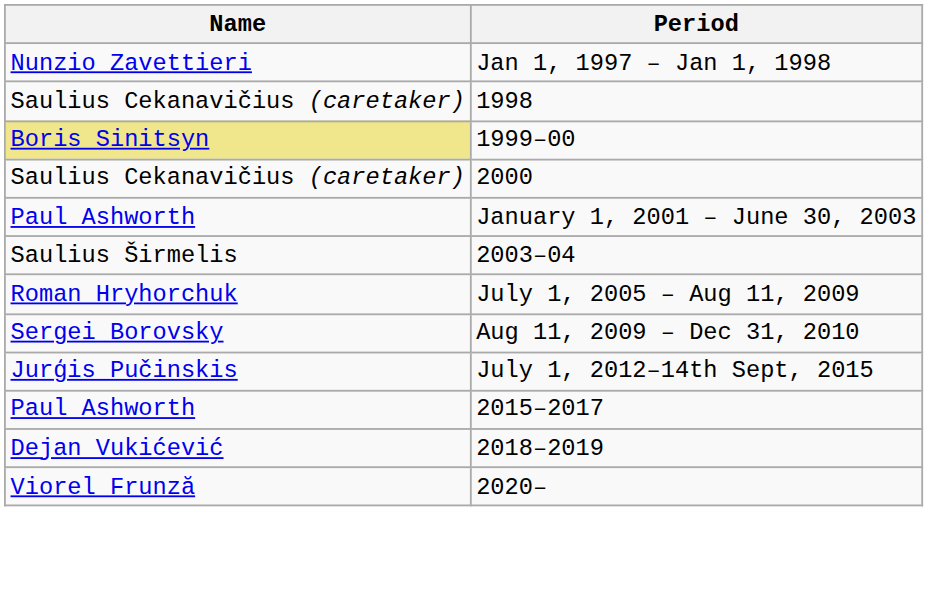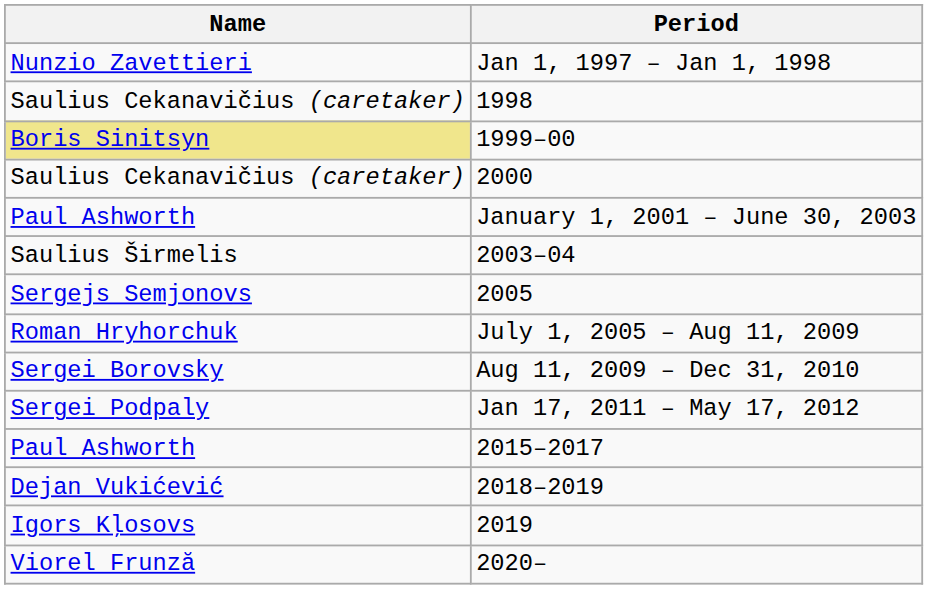+ row: (505, 294)
+ row: (668, 410)
- row: (675, 371)
+ row: (505, 525)
